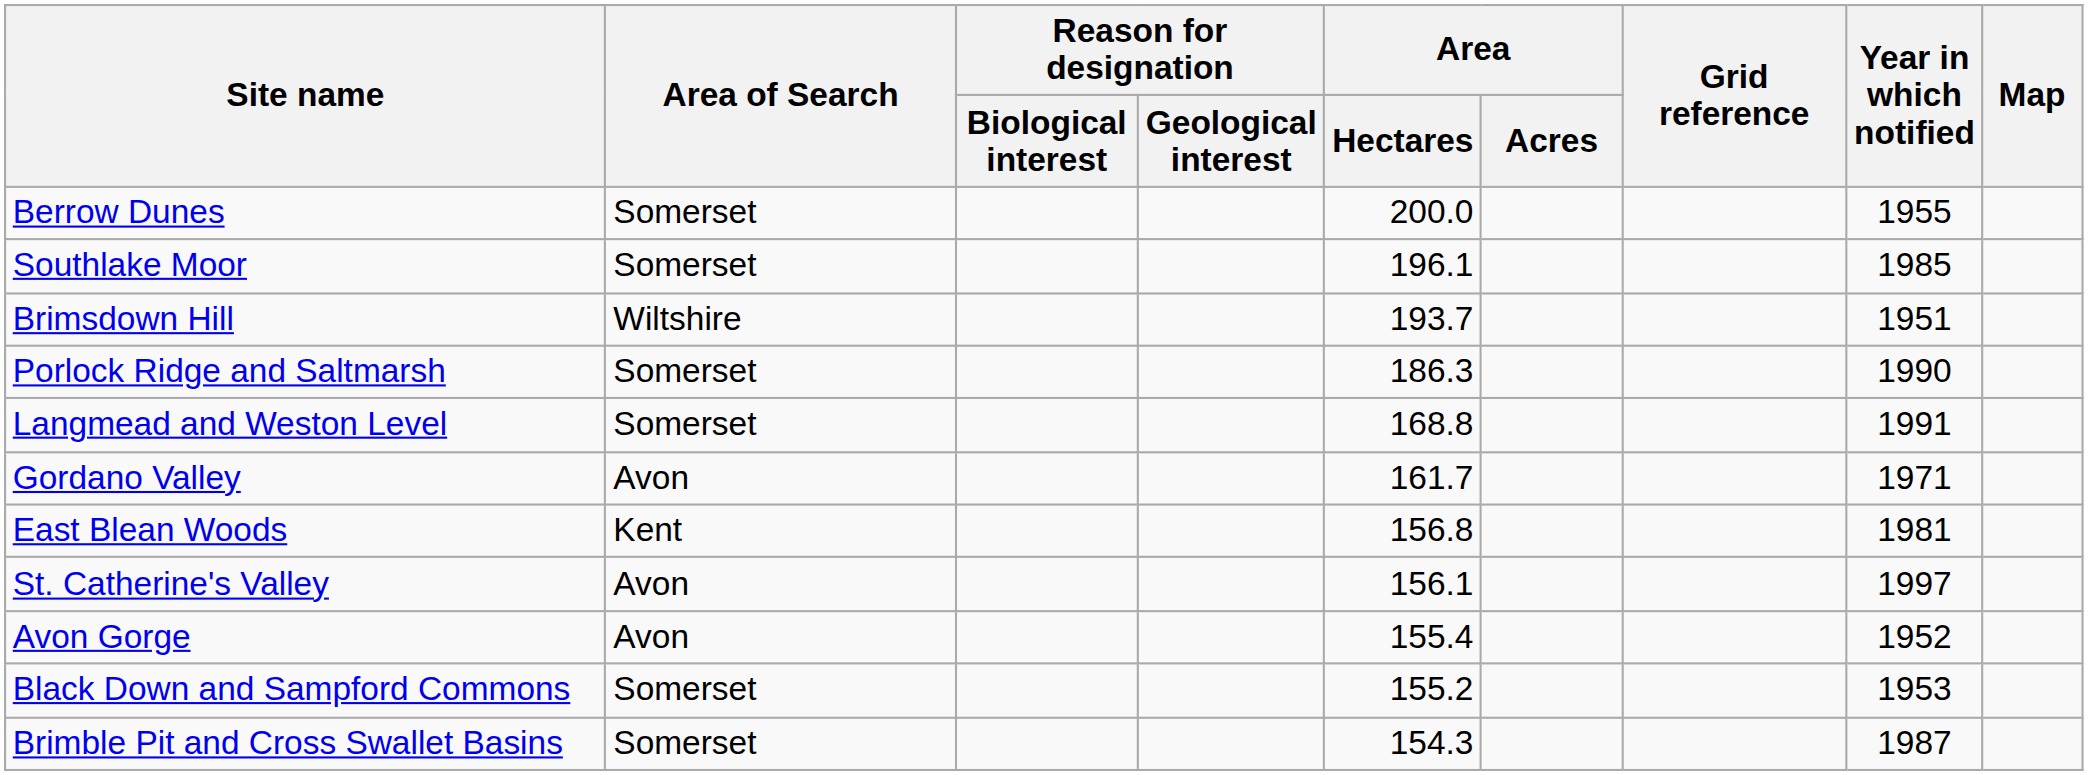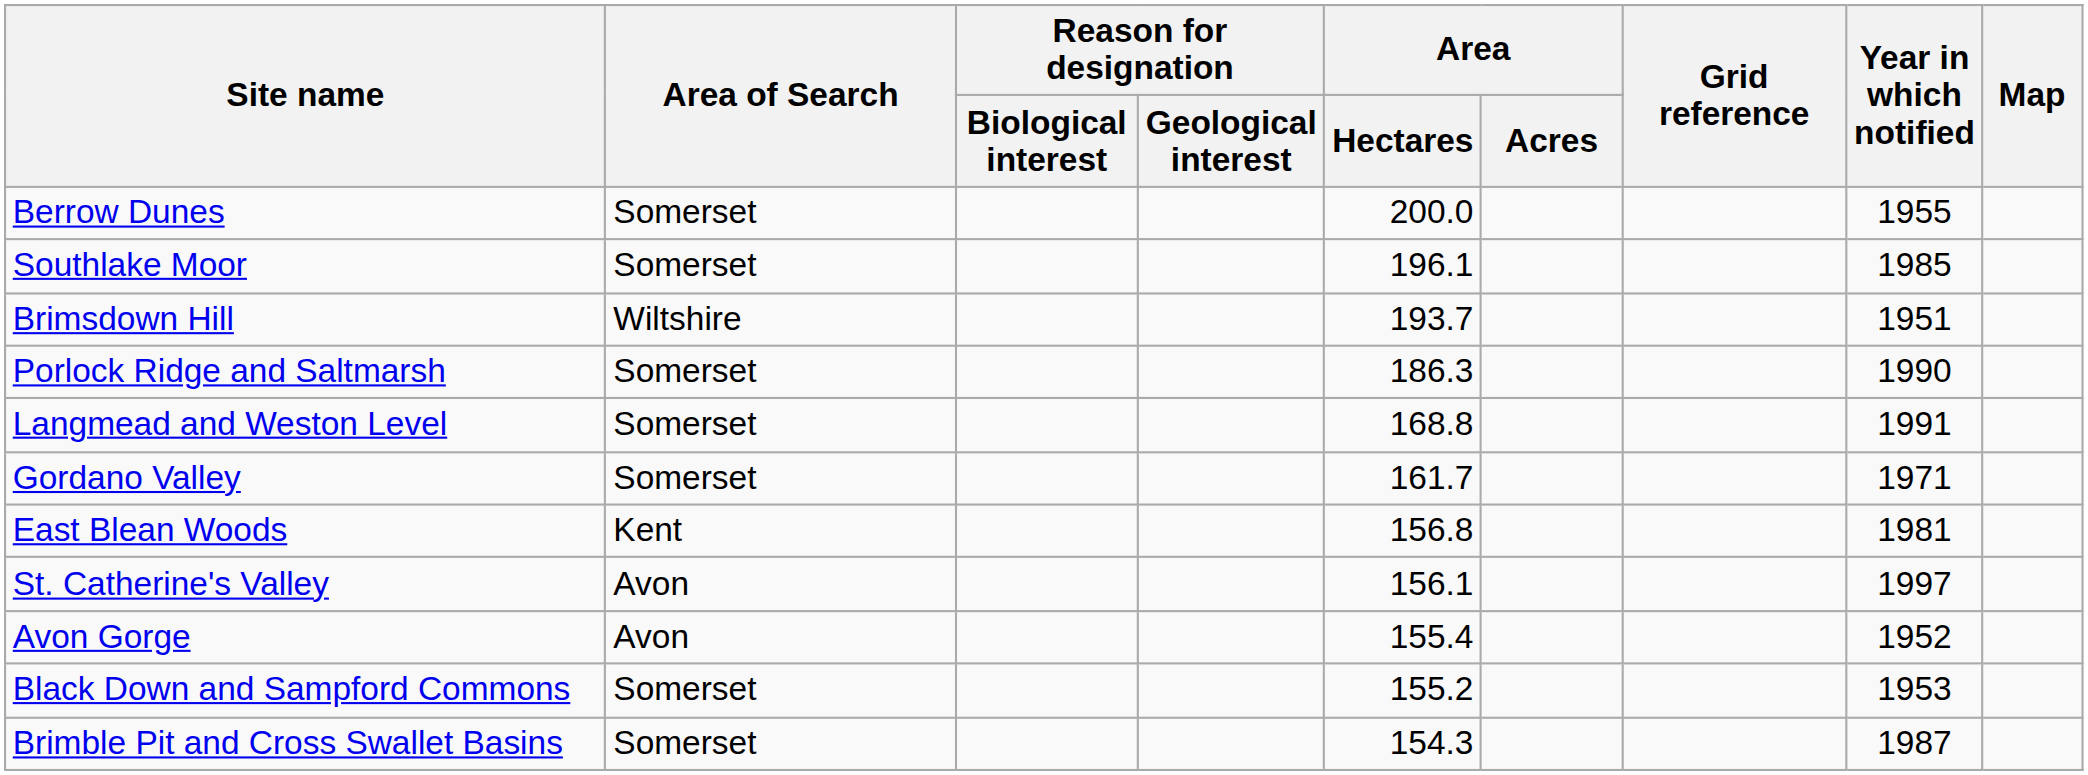(651, 477) Avon -> (685, 477) Somerset
